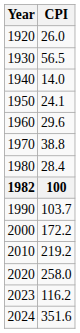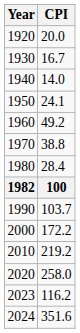(53, 36) 26.0 -> (53, 36) 20.0
(53, 58) 56.5 -> (53, 58) 16.7
(53, 123) 29.6 -> (53, 123) 49.2
